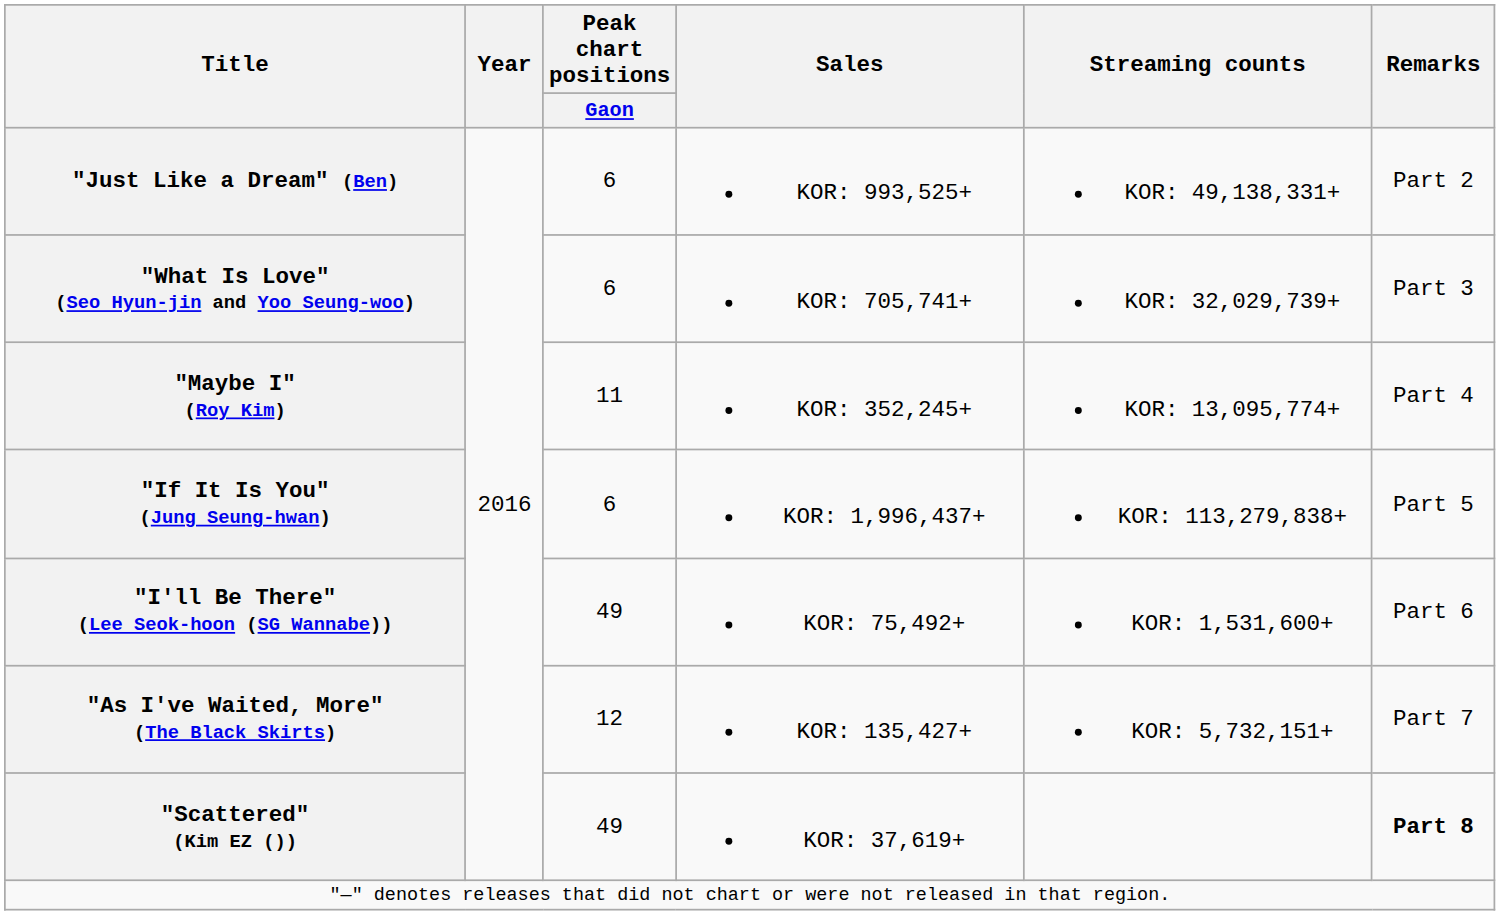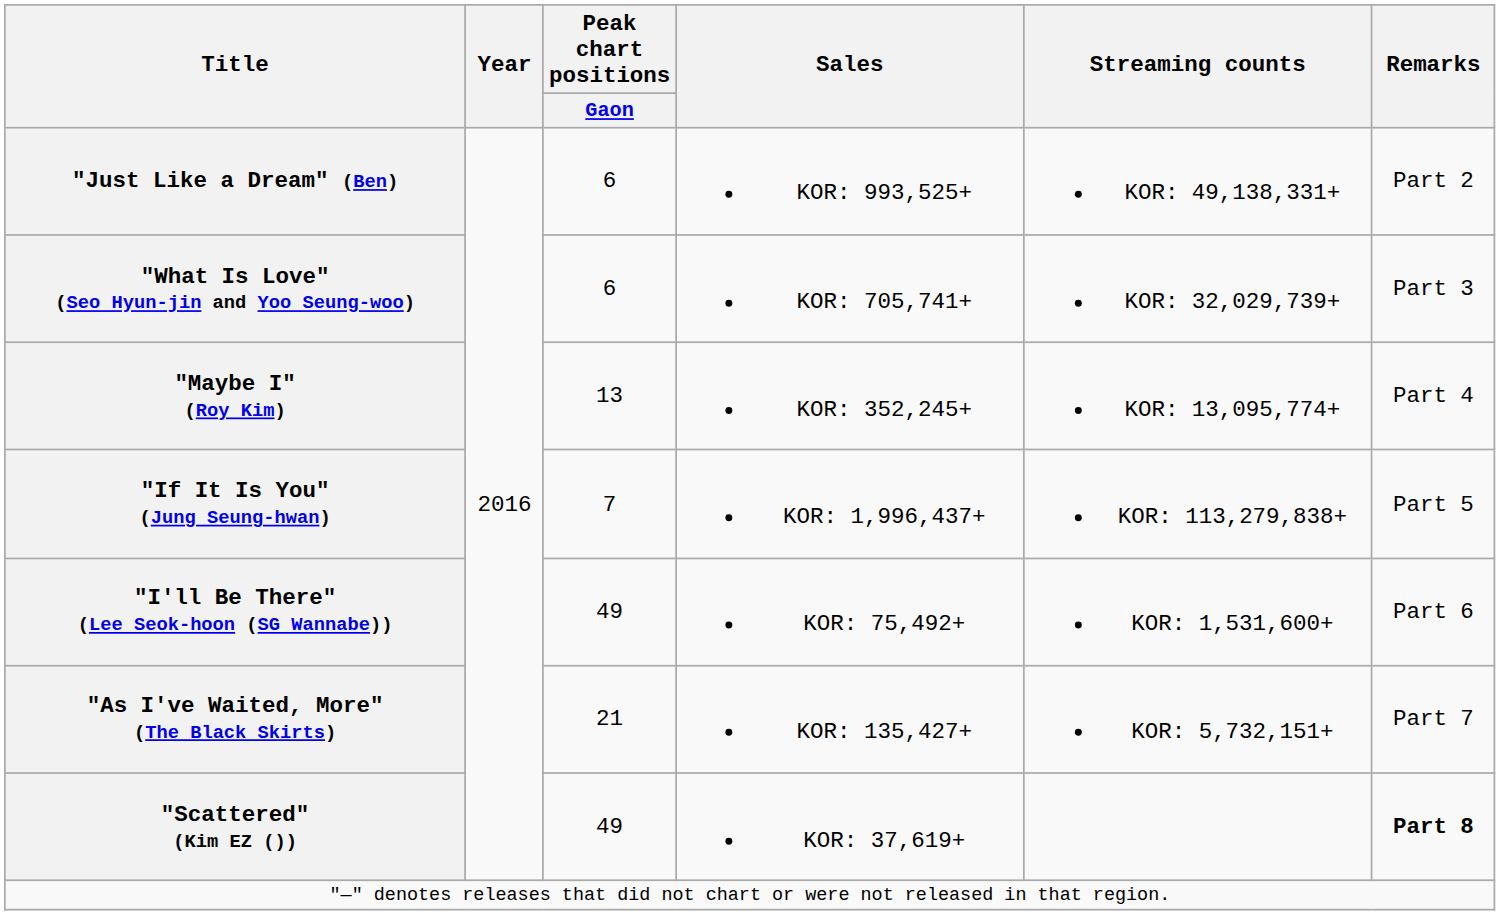(610, 396) 11 -> (610, 396) 13
(610, 504) 6 -> (610, 504) 7
(610, 719) 12 -> (610, 719) 21
